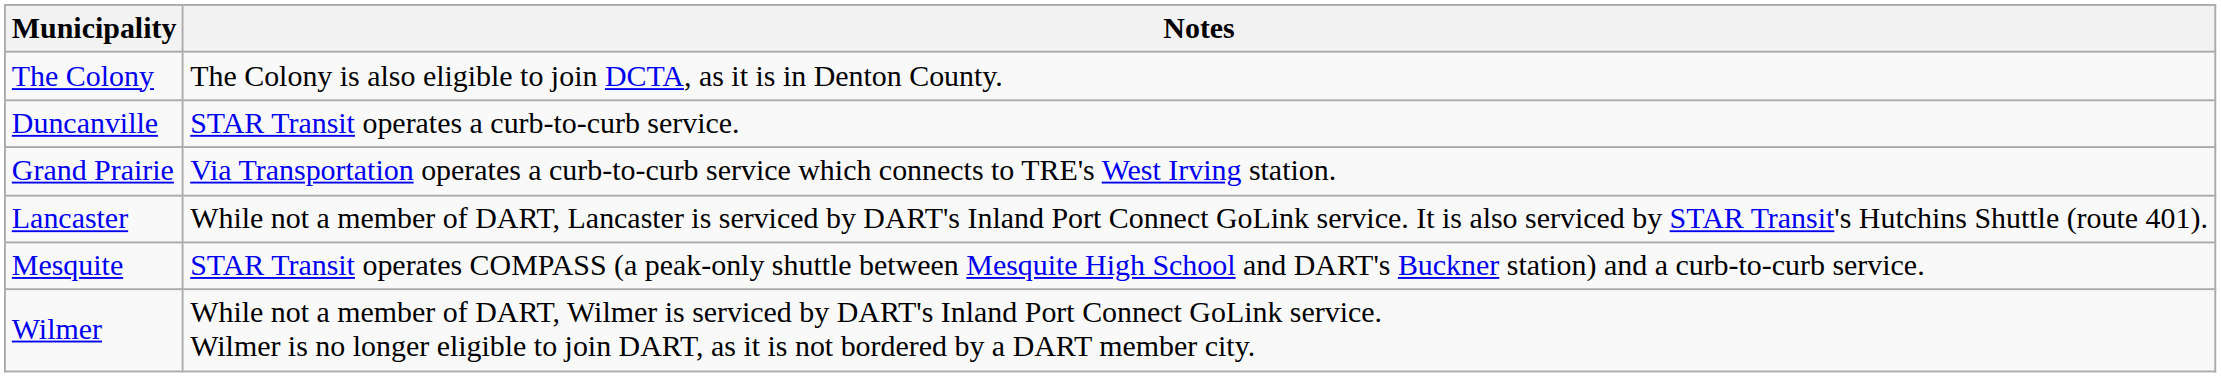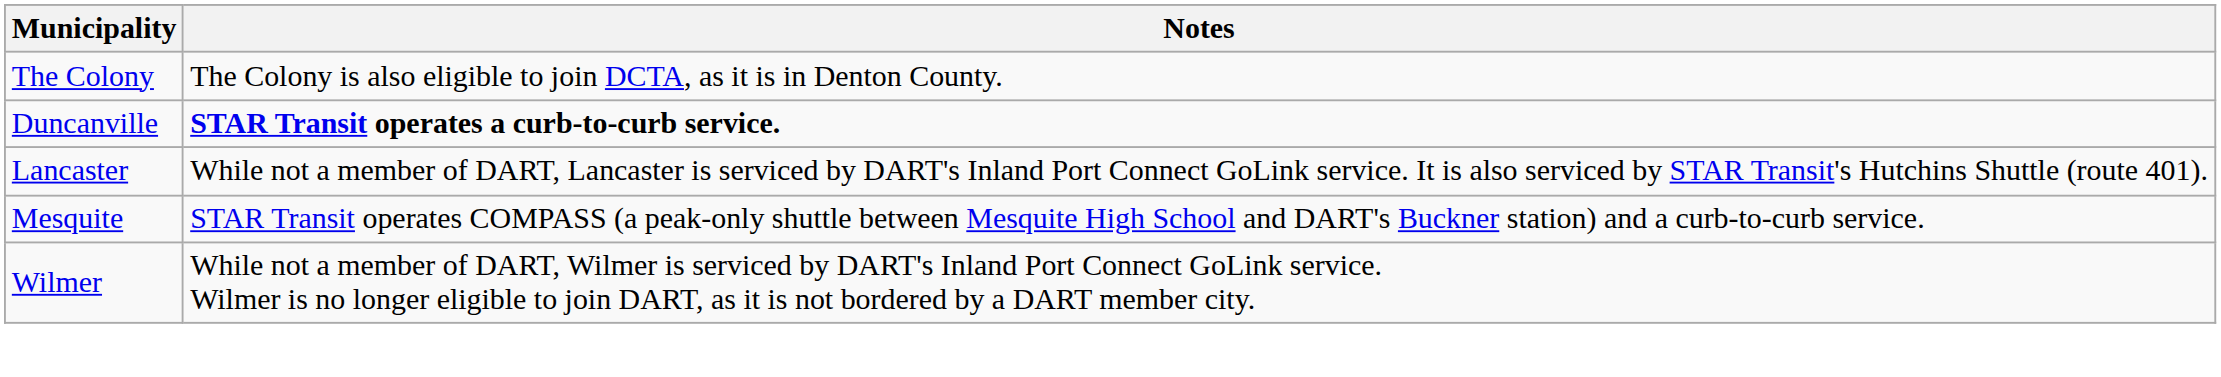(465, 123) normal -> (485, 123) bold
- row: (93, 170)
